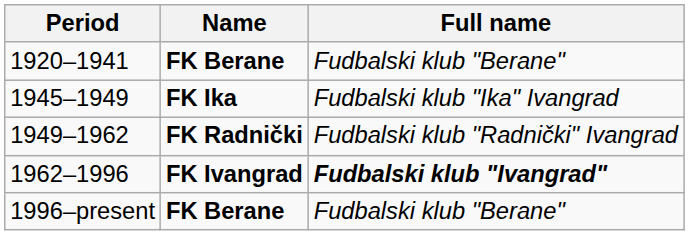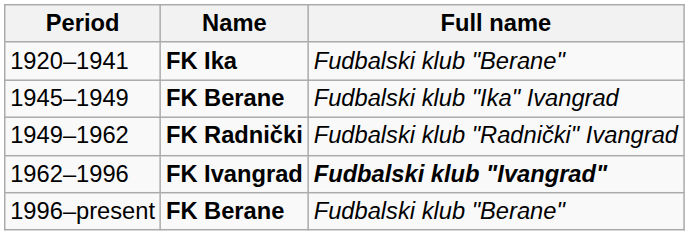(225, 60) FK Berane -> (201, 60) FK Ika
(201, 98) FK Ika -> (225, 98) FK Berane
